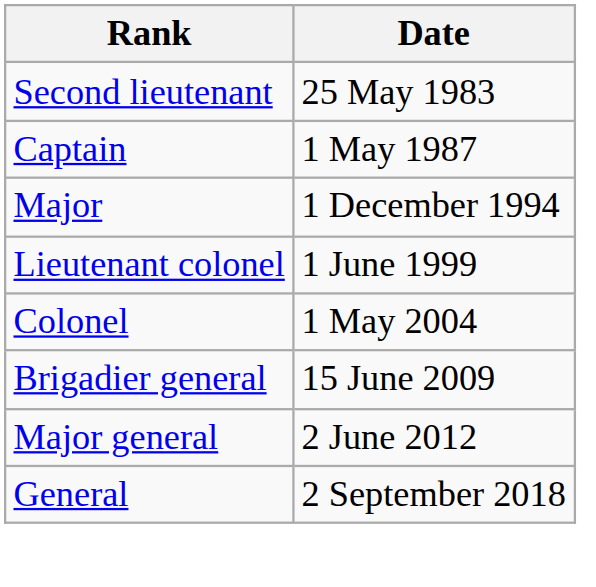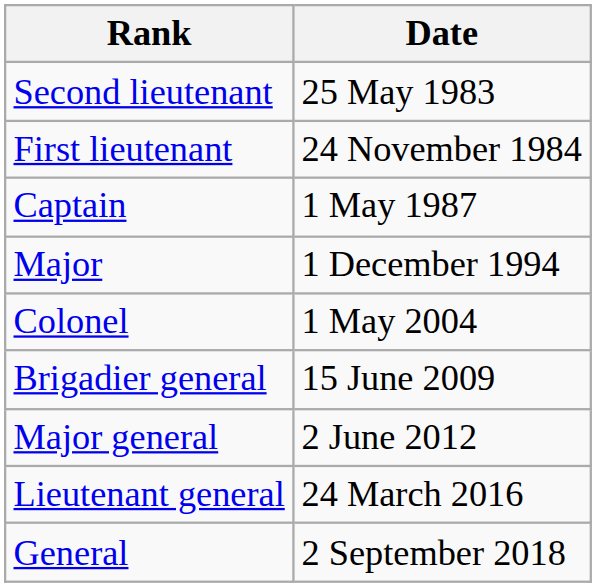+ row: (123, 148)
- row: (149, 263)
+ row: (149, 494)
